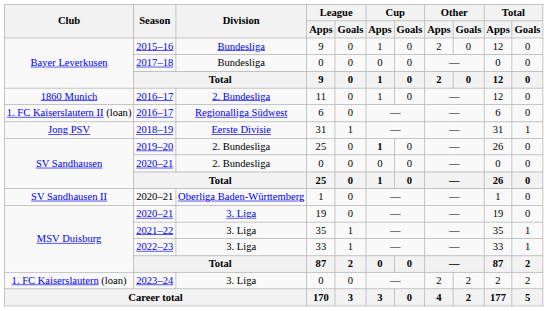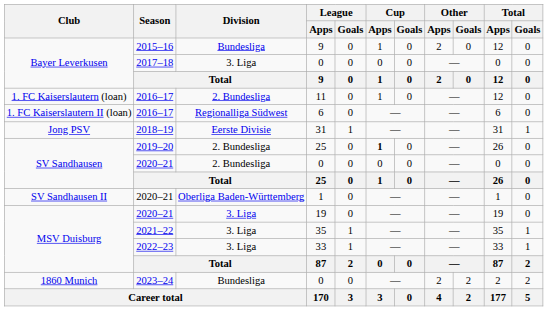(241, 63) Bundesliga -> (241, 63) 3. Liga
(69, 96) 1860 Munich -> (69, 96) 1. FC Kaiserslautern (loan)
(69, 280) 1. FC Kaiserslautern (loan) -> (69, 280) 1860 Munich
(241, 280) 3. Liga -> (241, 280) Bundesliga
